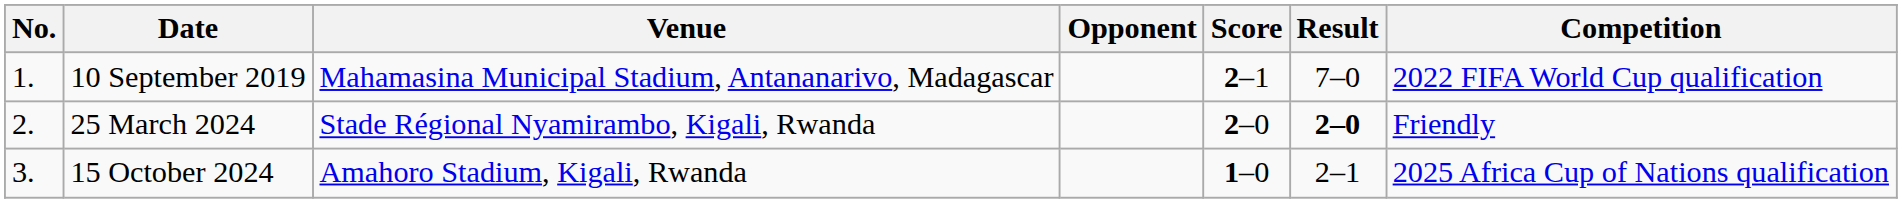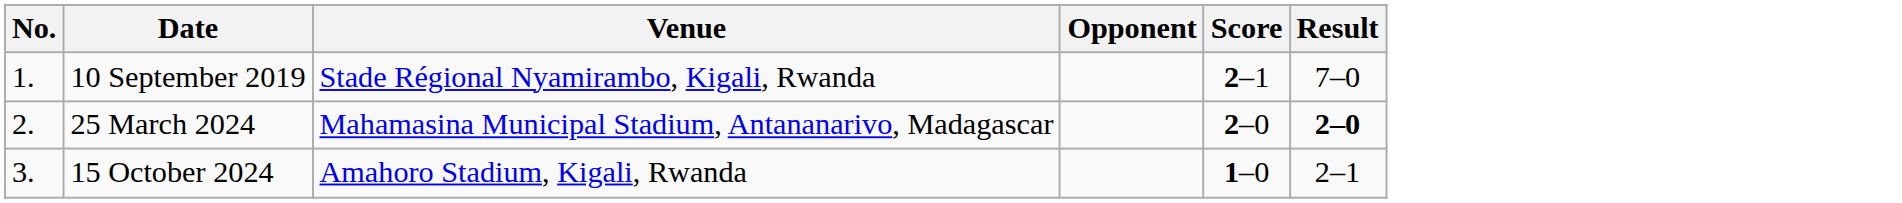- column: (1641, 28)
(686, 76) Mahamasina Municipal Stadium, Antananarivo, Madagascar -> (597, 76) Stade Régional Nyamirambo, Kigali, Rwanda
(597, 124) Stade Régional Nyamirambo, Kigali, Rwanda -> (686, 124) Mahamasina Municipal Stadium, Antananarivo, Madagascar
